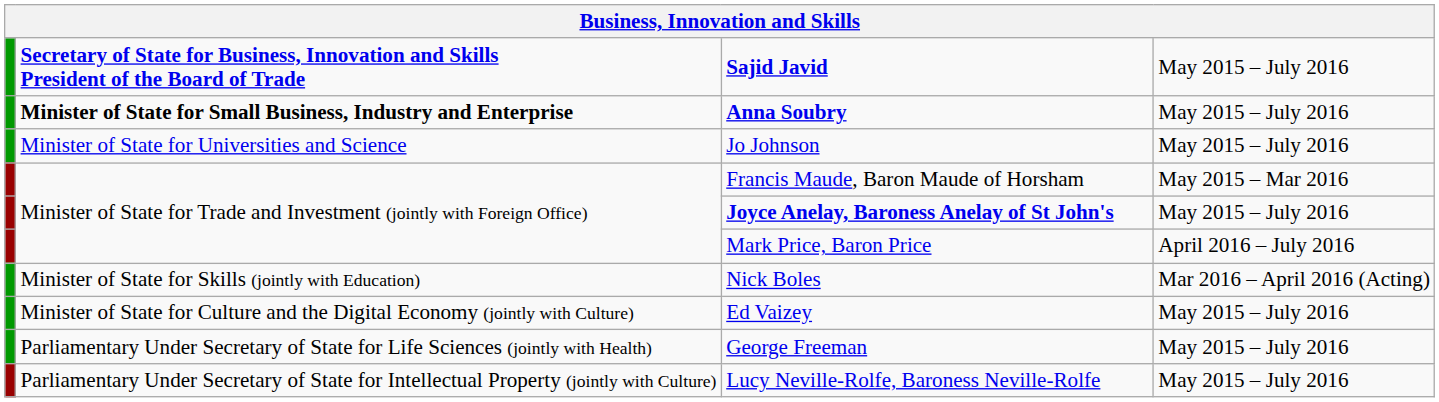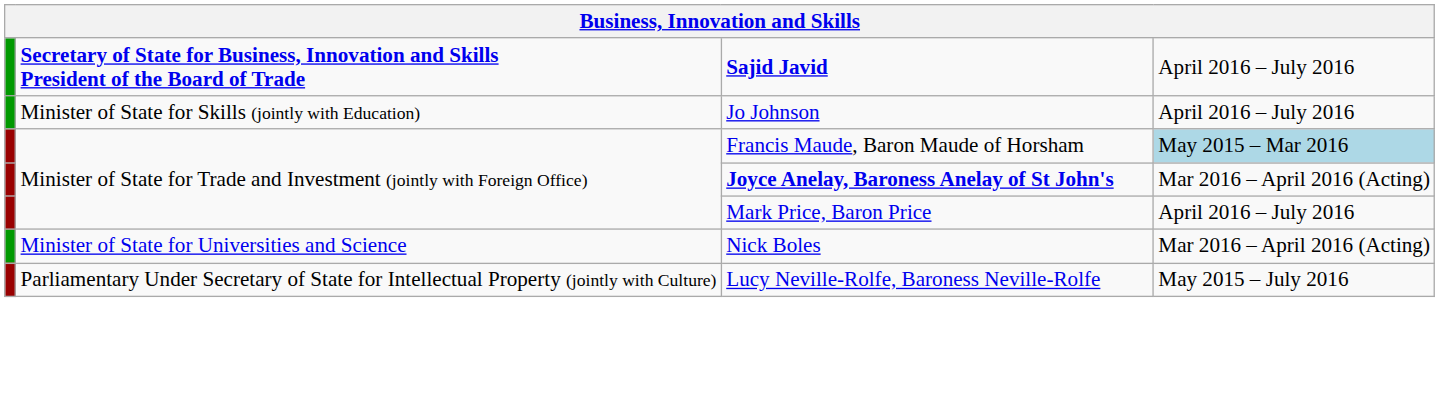(1253, 66) May 2015 – July 2016 -> (1256, 66) April 2016 – July 2016
- row: (786, 111)
(214, 145) Minister of State for Universities and Science -> (220, 111) Minister of State for Skills (jointly with Education)
(1253, 145) May 2015 – July 2016 -> (1256, 111) April 2016 – July 2016
(1253, 178) no background -> (1253, 145) lightblue background
(1253, 212) May 2015 – July 2016 -> (1294, 178) Mar 2016 – April 2016 (Acting)
(220, 279) Minister of State for Skills (jointly with Education) -> (214, 245) Minister of State for Universities and Science
- row: (769, 312)
- row: (797, 346)
